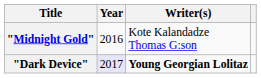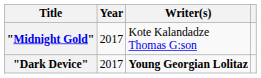(111, 38) 2016 -> (111, 38) 2017
(111, 63) lavender background -> (111, 63) no background
